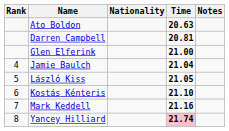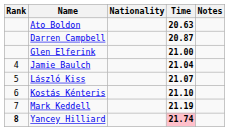(181, 38) 20.81 -> (181, 38) 20.87
(181, 79) 21.05 -> (181, 79) 21.07
(181, 106) 21.16 -> (181, 106) 21.19
(16, 120) normal -> (16, 120) bold
